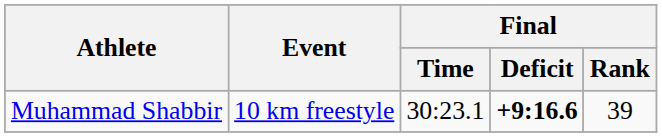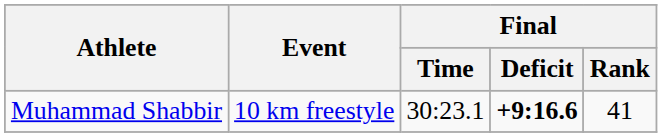(620, 111) 39 -> (620, 111) 41
